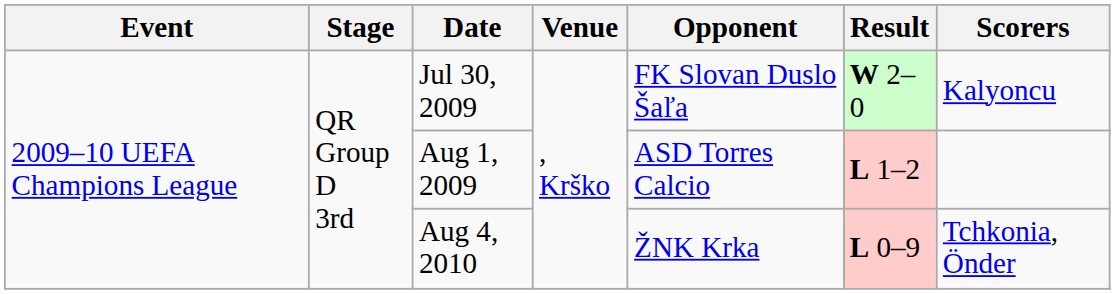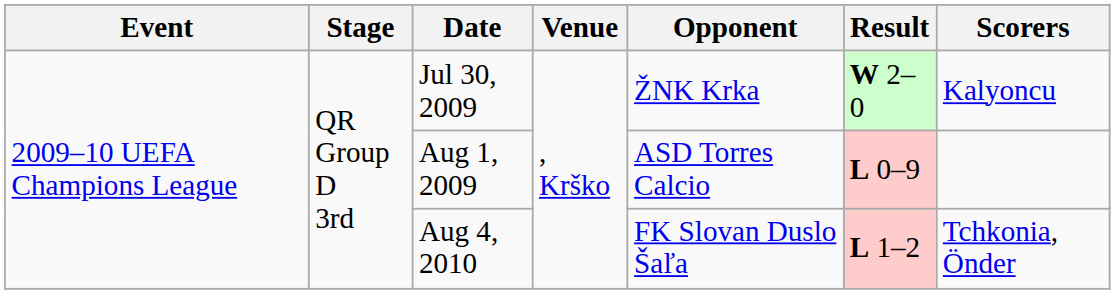(735, 90) FK Slovan Duslo Šaľa -> (697, 90) ŽNK Krka
(885, 169) L 1–2 -> (885, 169) L 0–9
(697, 248) ŽNK Krka -> (735, 248) FK Slovan Duslo Šaľa
(885, 248) L 0–9 -> (885, 248) L 1–2
